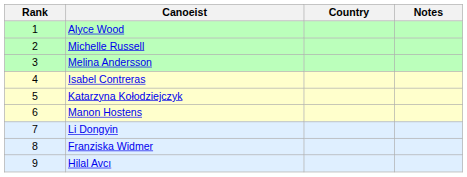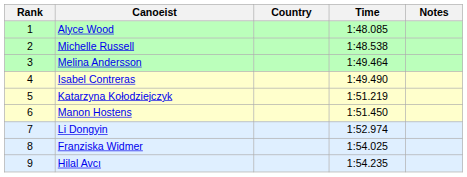+ column: (367, 12)
